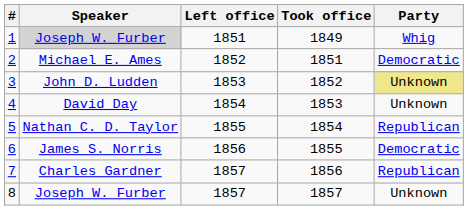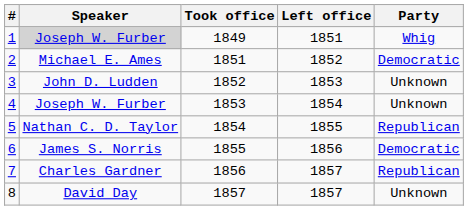columns swapped: (326, 16) <-> (230, 16)
(419, 82) khaki background -> (419, 82) no background
(100, 105) David Day -> (100, 105) Joseph W. Furber
(100, 194) Joseph W. Furber -> (100, 194) David Day
